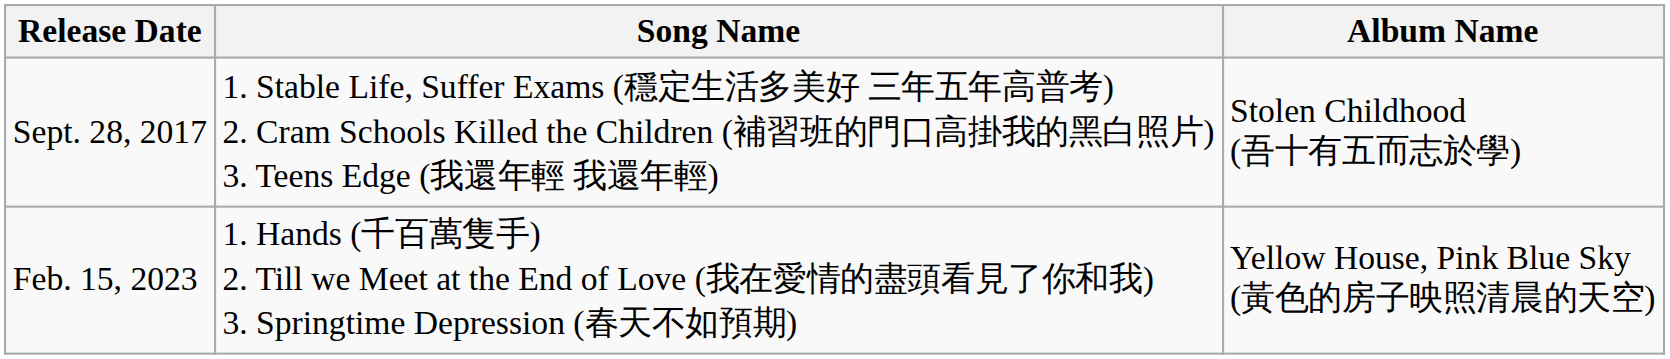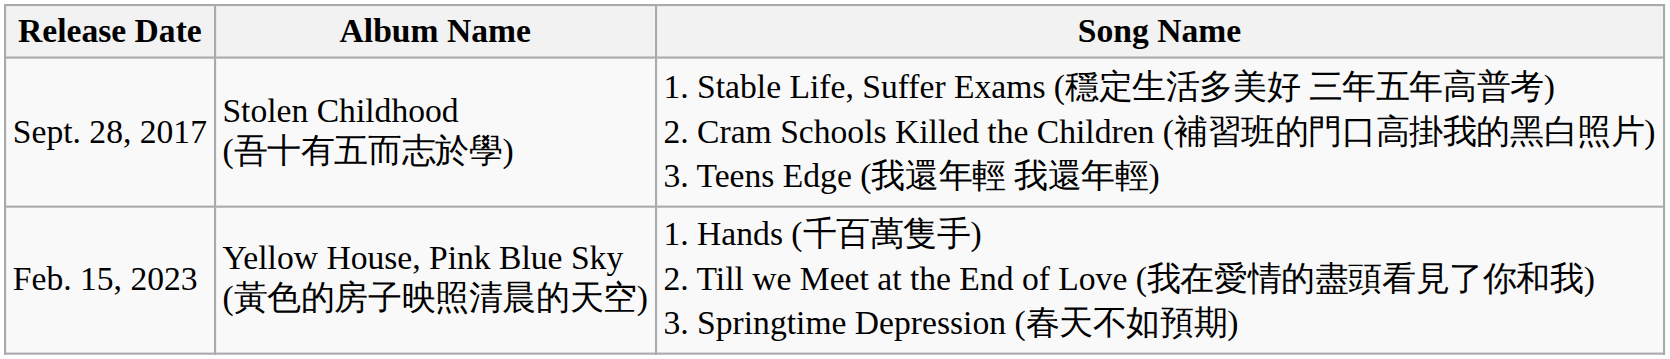columns swapped: (1443, 31) <-> (718, 31)
